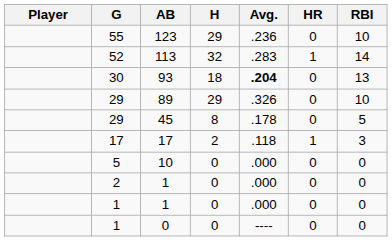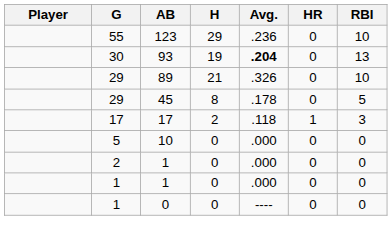- row: (116, 57)
(215, 78) 18 -> (215, 57) 19
(215, 99) 29 -> (215, 78) 21
